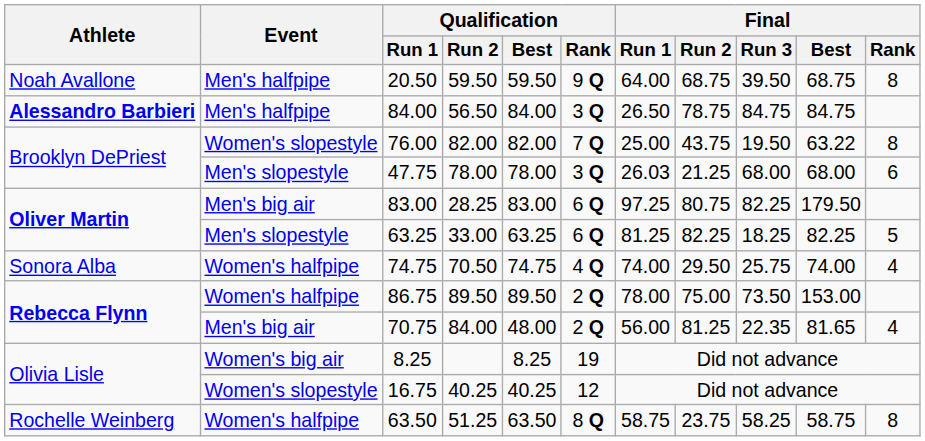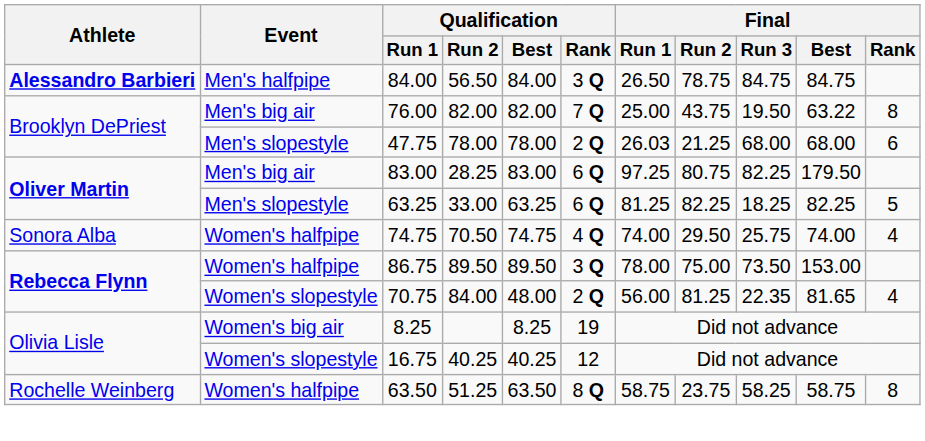- row: (412, 81)
(291, 143) Women's slopestyle -> (260, 112) Men's big air
(588, 173) 3 Q -> (588, 143) 2 Q
(588, 297) 2 Q -> (588, 266) 3 Q
(260, 328) Men's big air -> (291, 297) Women's slopestyle
